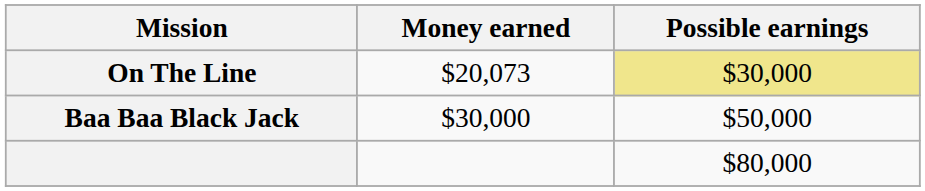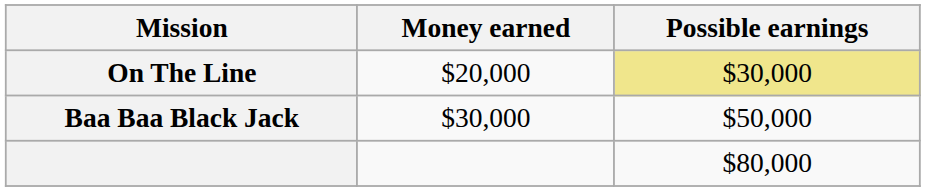(486, 72) $20,073 -> (486, 72) $20,000
